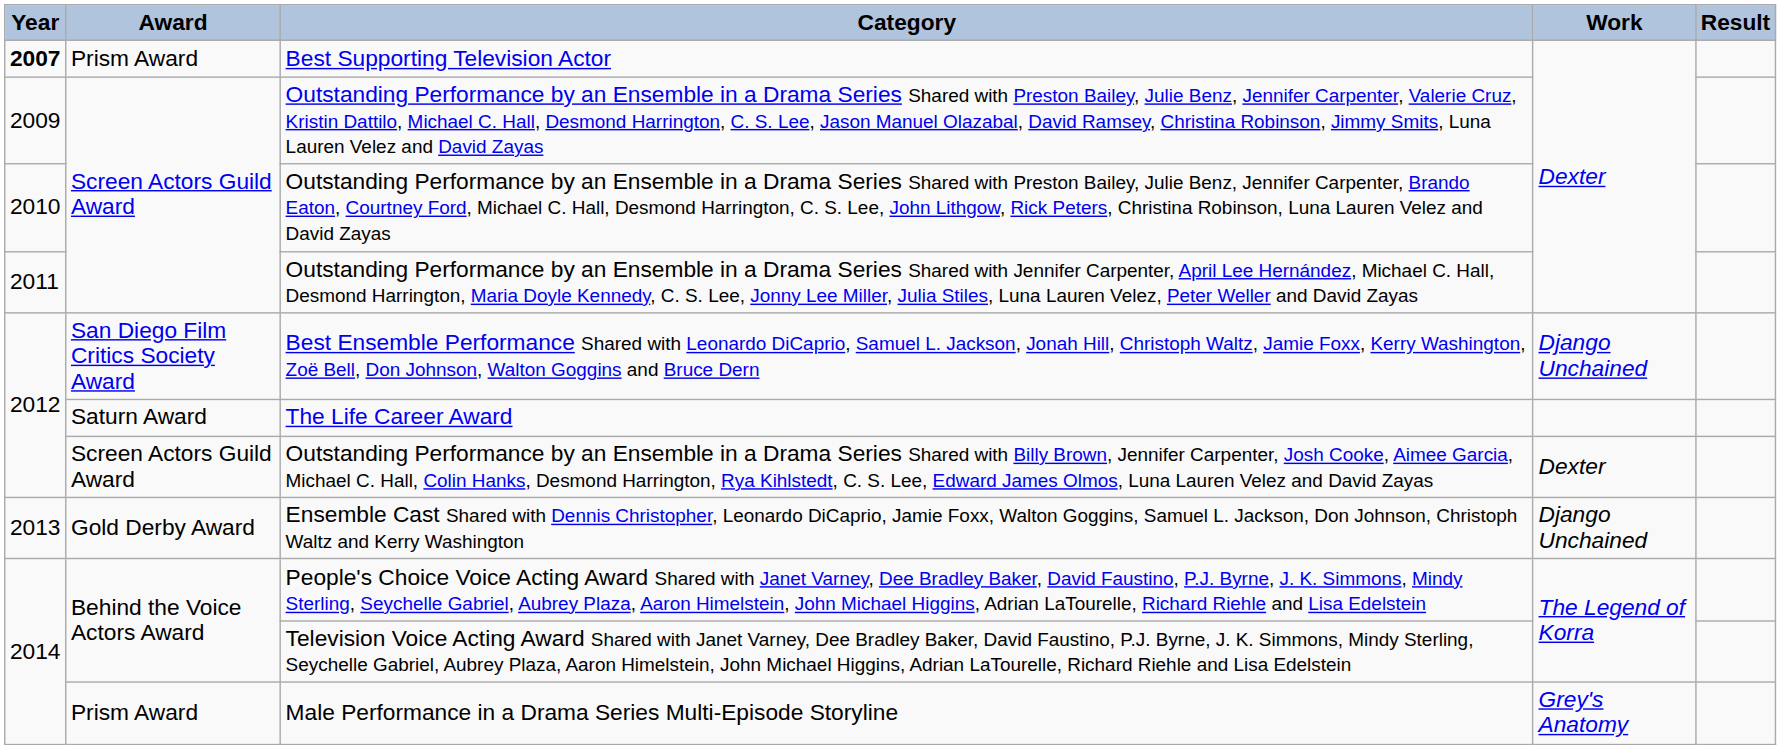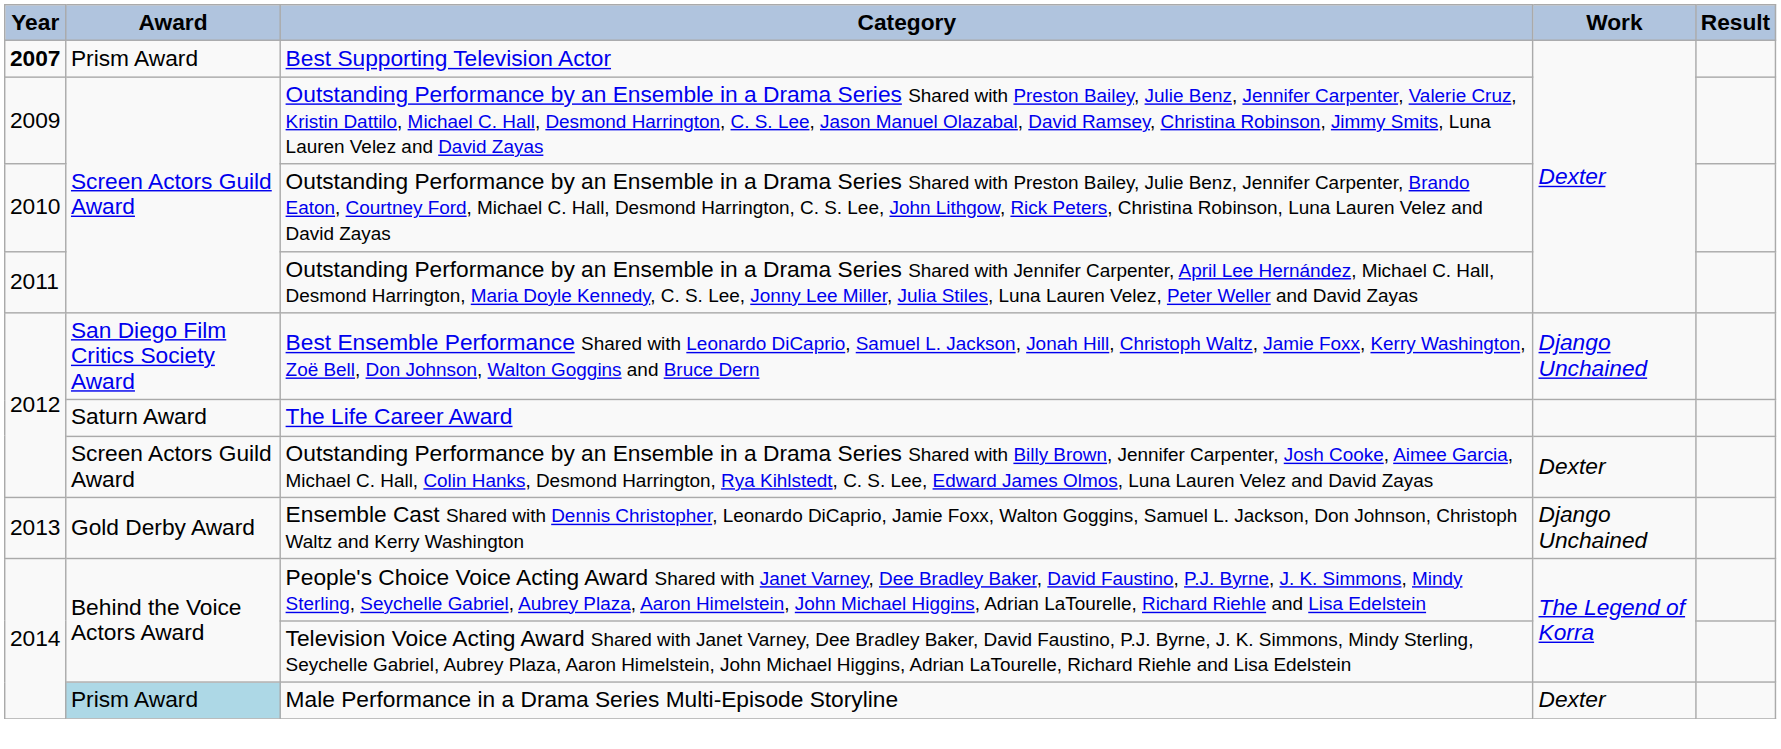(135, 712) no background -> (135, 700) lightblue background
(1583, 712) Grey's Anatomy -> (1572, 700) Dexter
